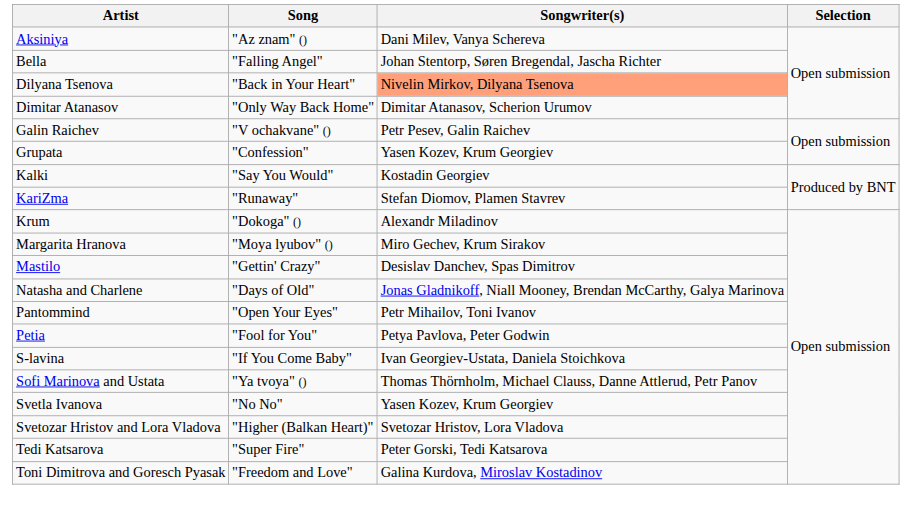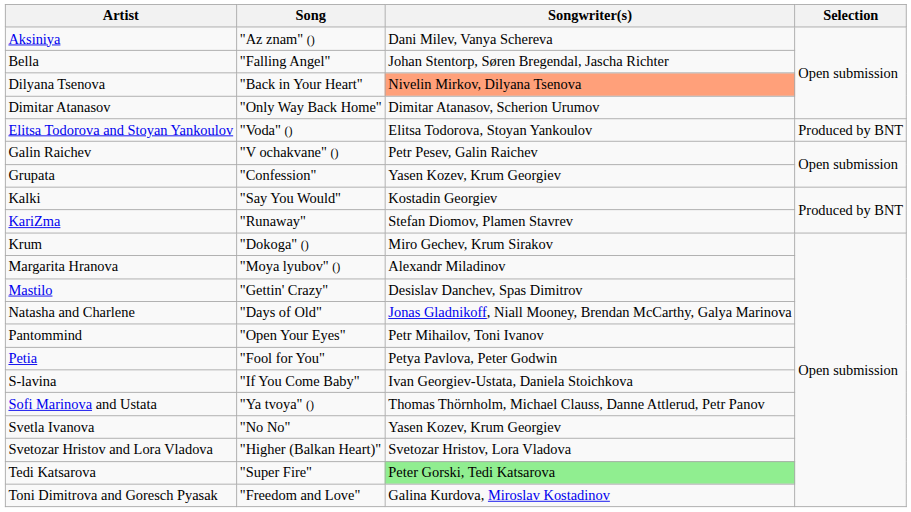+ row: (121, 130)
(439, 221) Alexandr Miladinov -> (471, 244) Miro Gechev, Krum Sirakov
(463, 244) Miro Gechev, Krum Sirakov -> (447, 267) Alexandr Miladinov
(464, 449) no background -> (472, 472) lightgreen background
